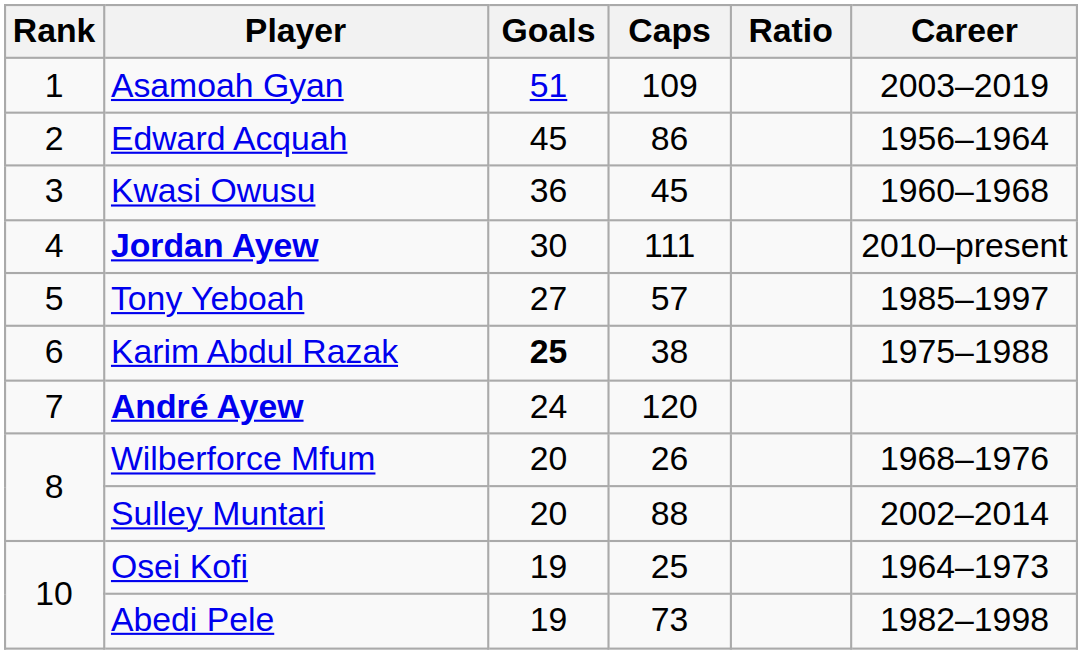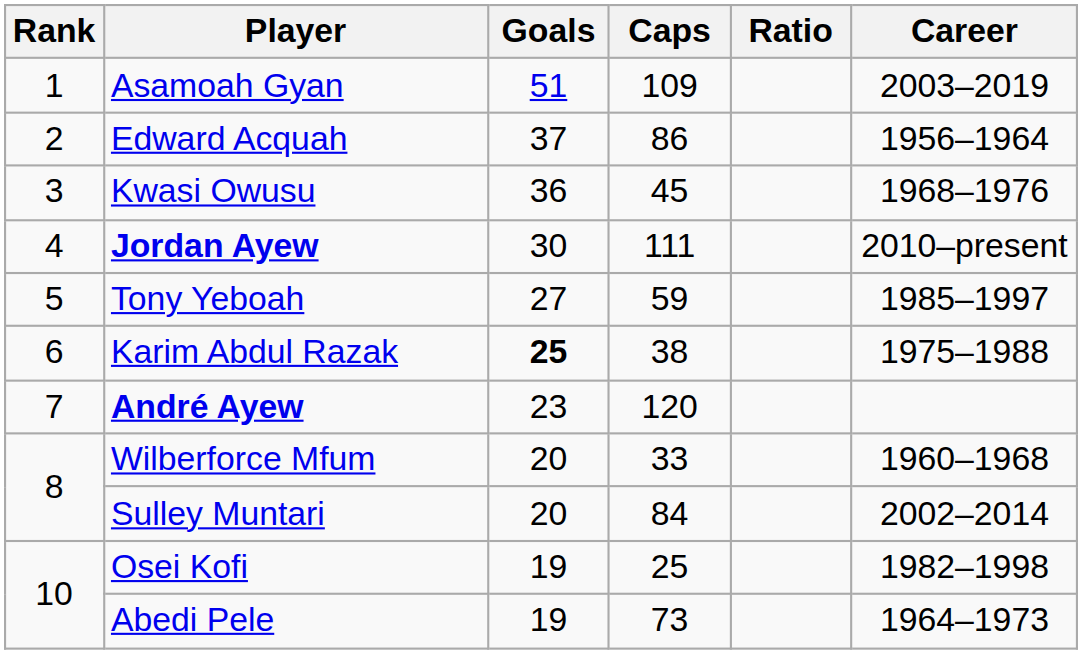(548, 138) 45 -> (548, 138) 37
(964, 191) 1960–1968 -> (964, 191) 1968–1976
(670, 298) 57 -> (670, 298) 59
(548, 406) 24 -> (548, 406) 23
(670, 459) 26 -> (670, 459) 33
(964, 459) 1968–1976 -> (964, 459) 1960–1968
(670, 513) 88 -> (670, 513) 84
(964, 566) 1964–1973 -> (964, 566) 1982–1998
(964, 620) 1982–1998 -> (964, 620) 1964–1973
